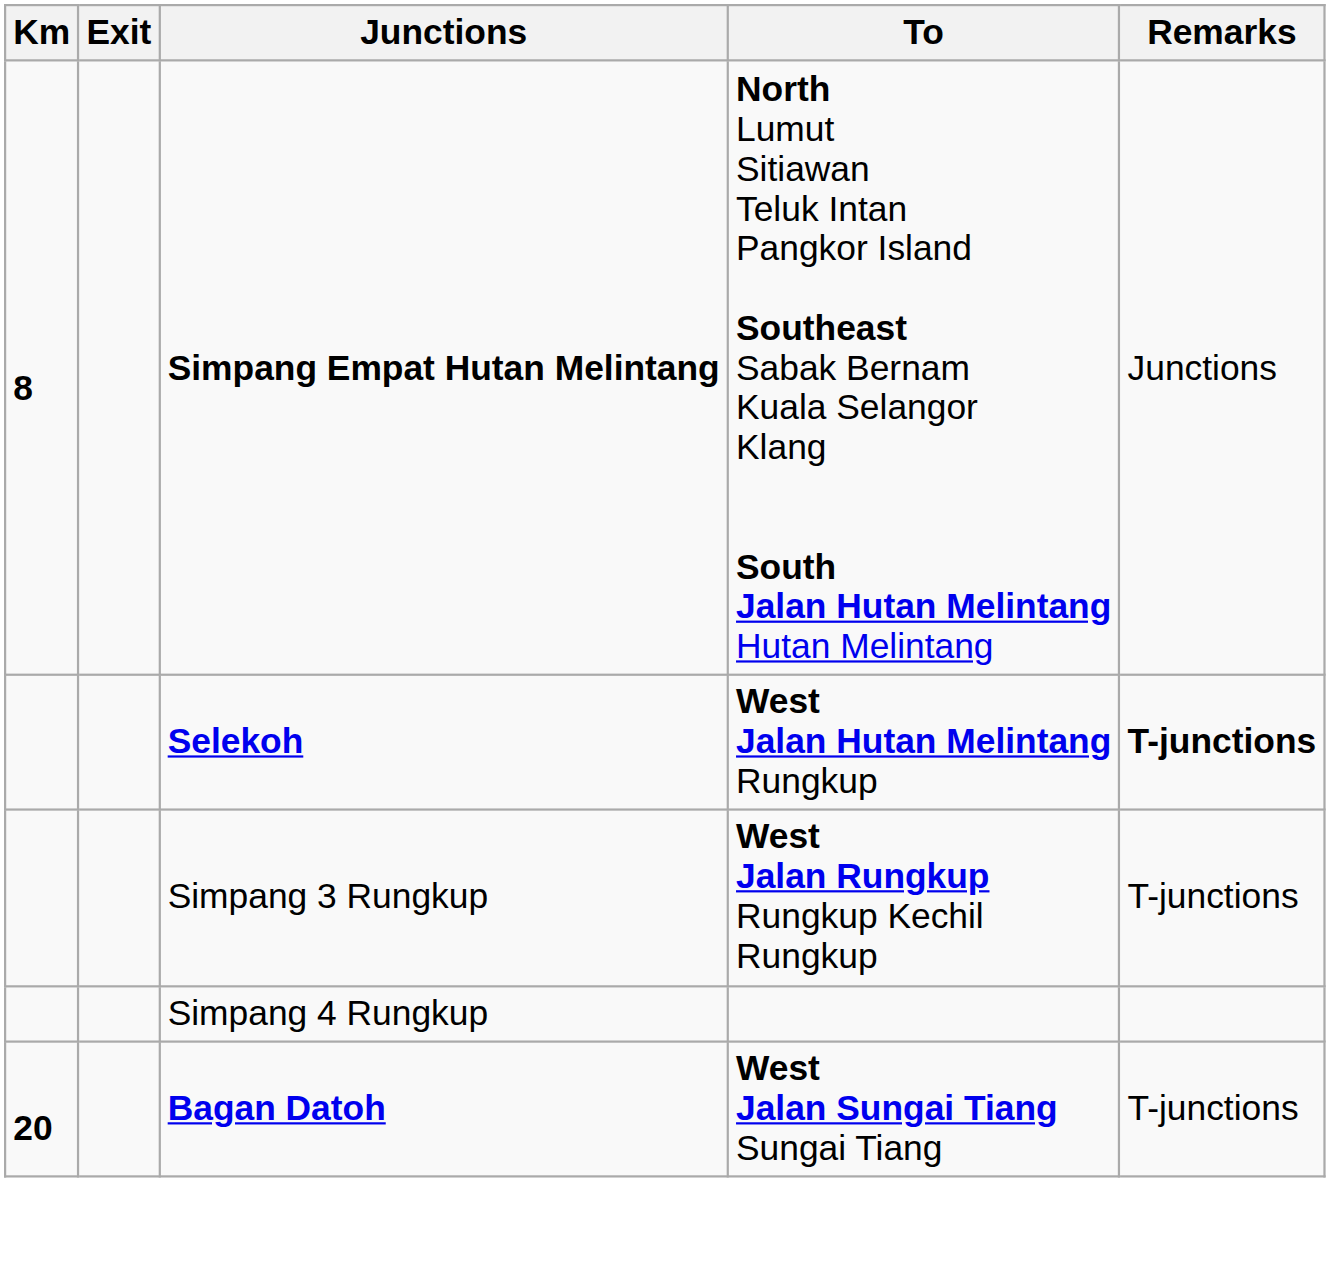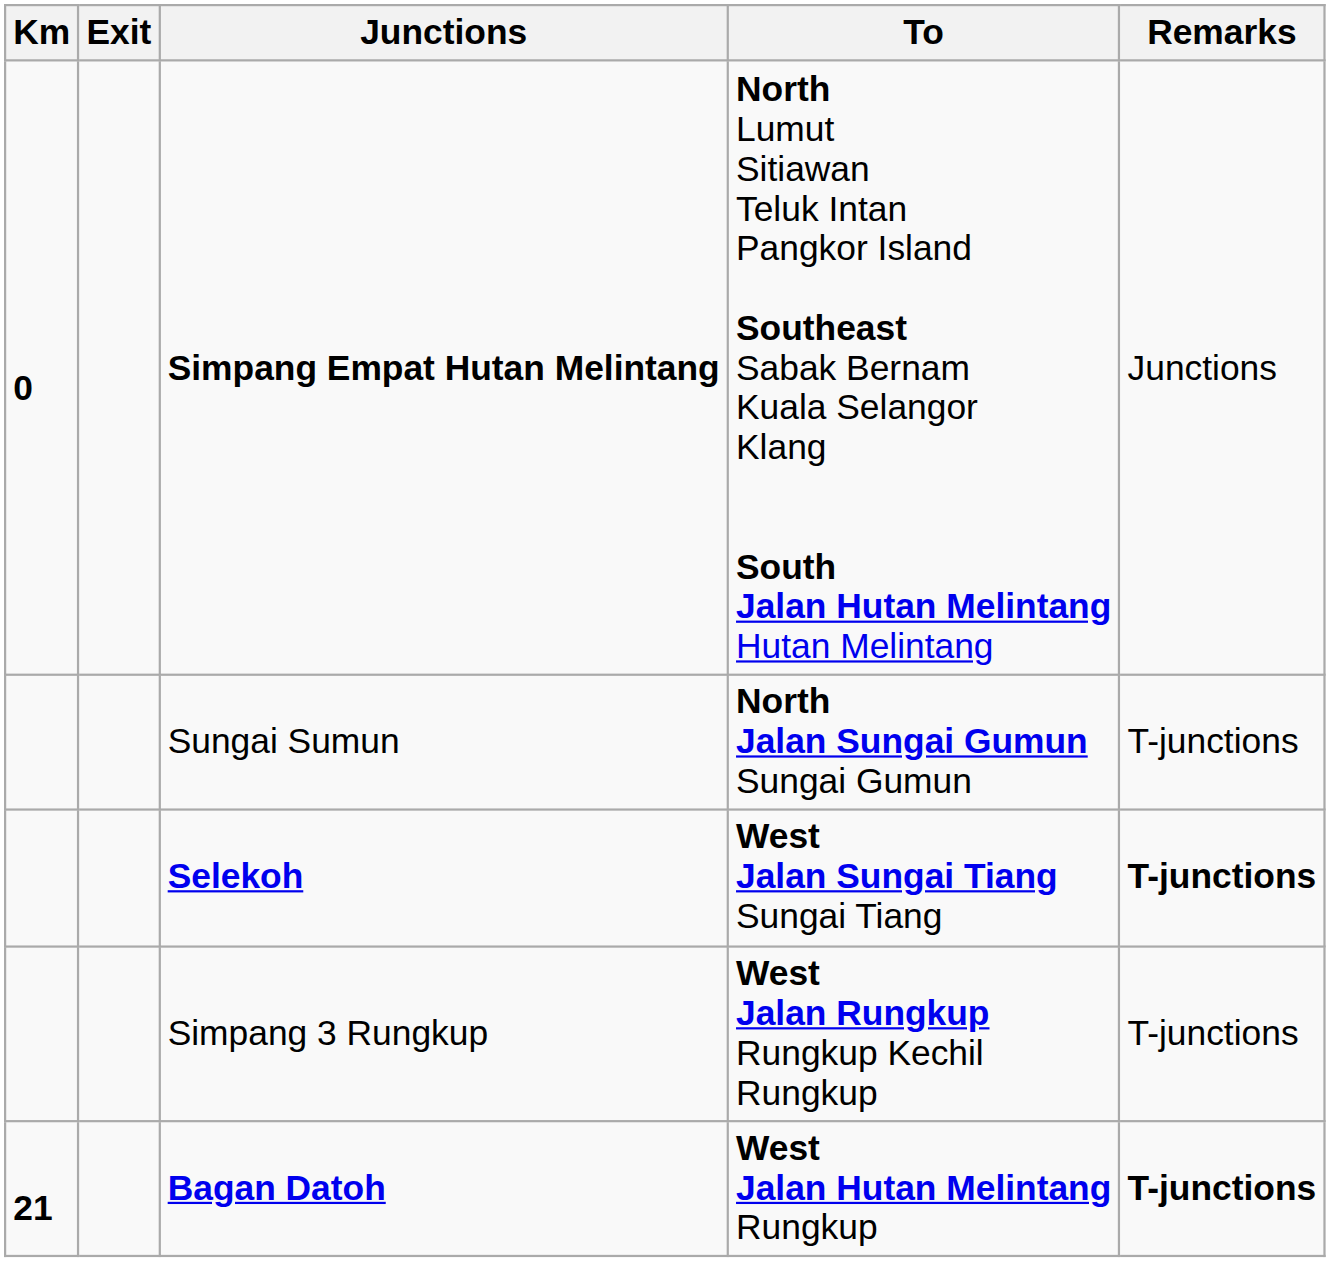(23, 386) 8 -> (23, 386) 0
+ row: (284, 741)
(924, 741) West Jalan Hutan Melintang Rungkup -> (897, 877) West Jalan Sungai Tiang Sungai Tiang
- row: (328, 1012)
(33, 1128) 20 -> (33, 1207) 21
(897, 1108) West Jalan Sungai Tiang Sungai Tiang -> (924, 1188) West Jalan Hutan Melintang Rungkup
(1213, 1108) normal -> (1222, 1188) bold
